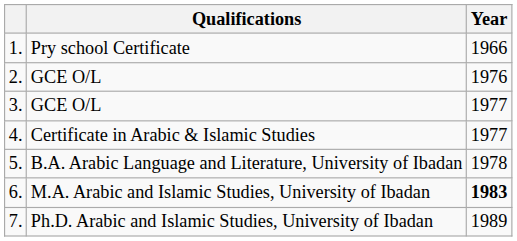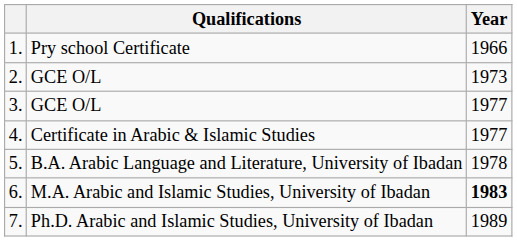(489, 76) 1976 -> (489, 76) 1973
